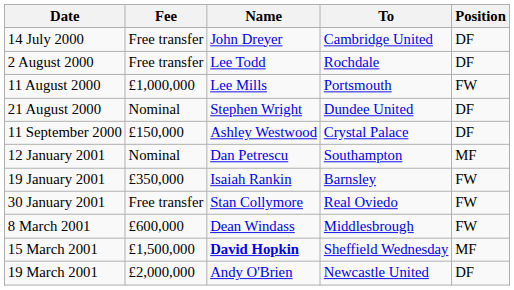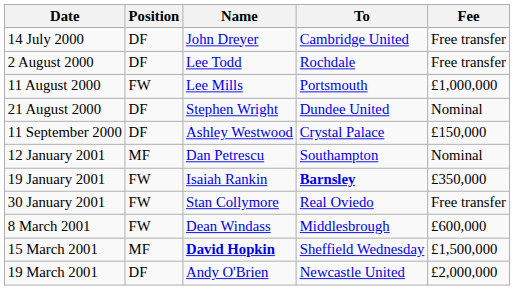columns swapped: (481, 16) <-> (166, 16)
(350, 179) normal -> (328, 179) bold
